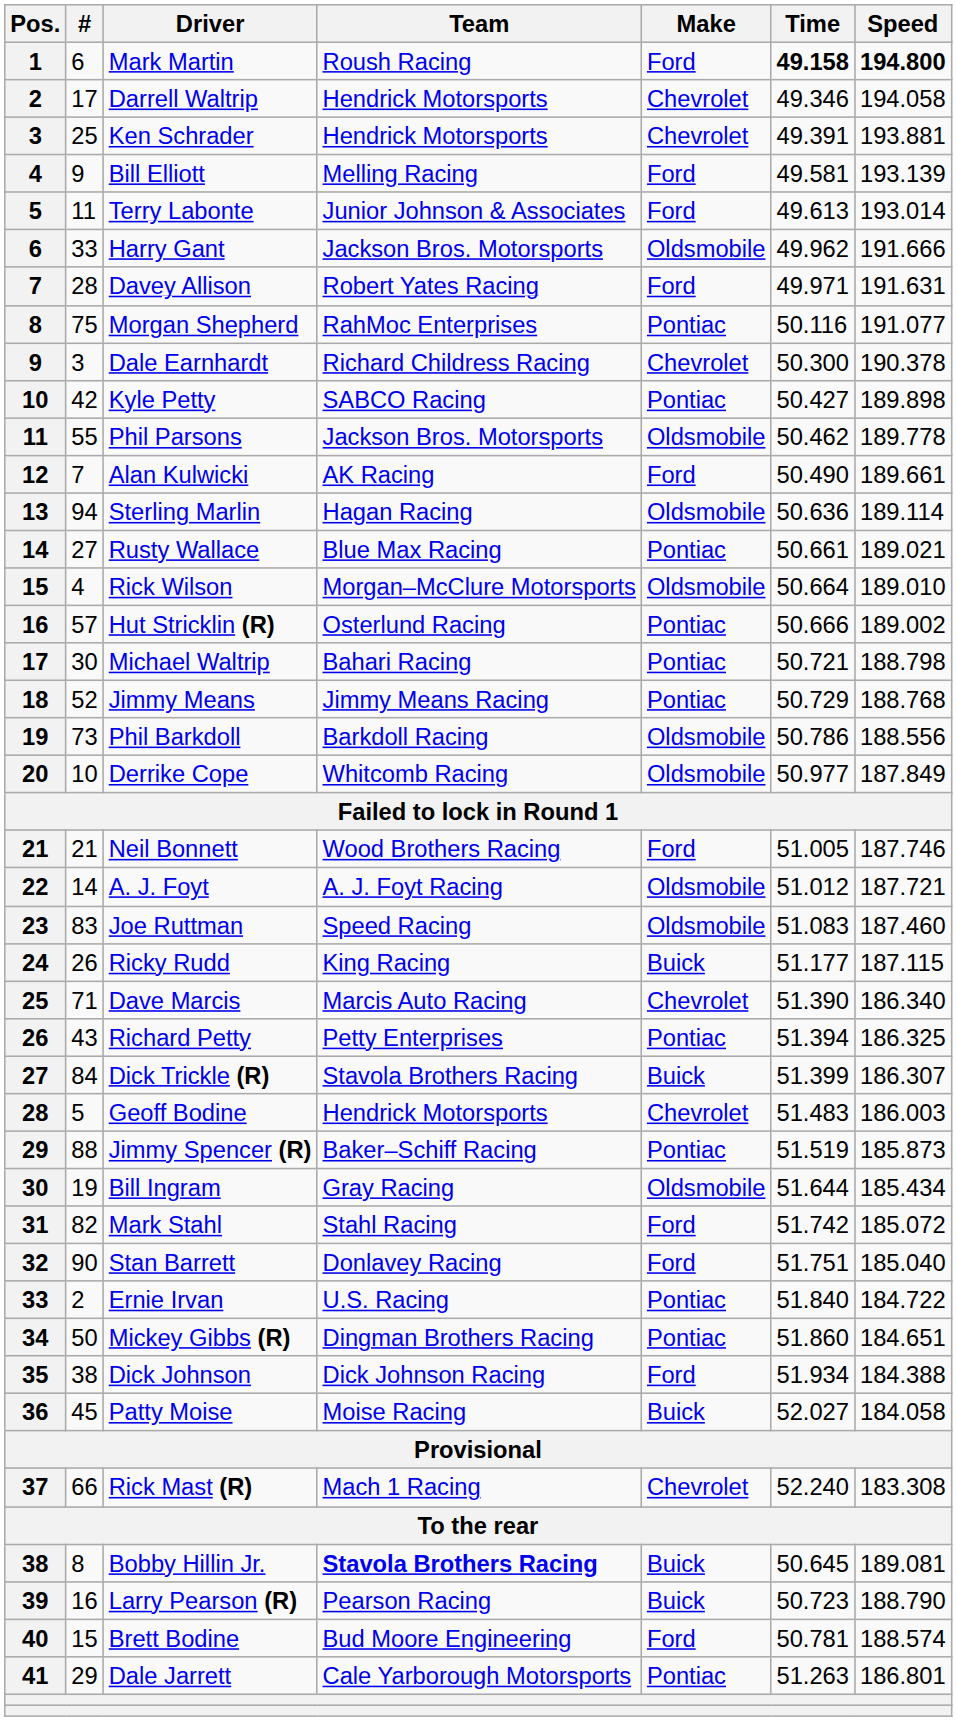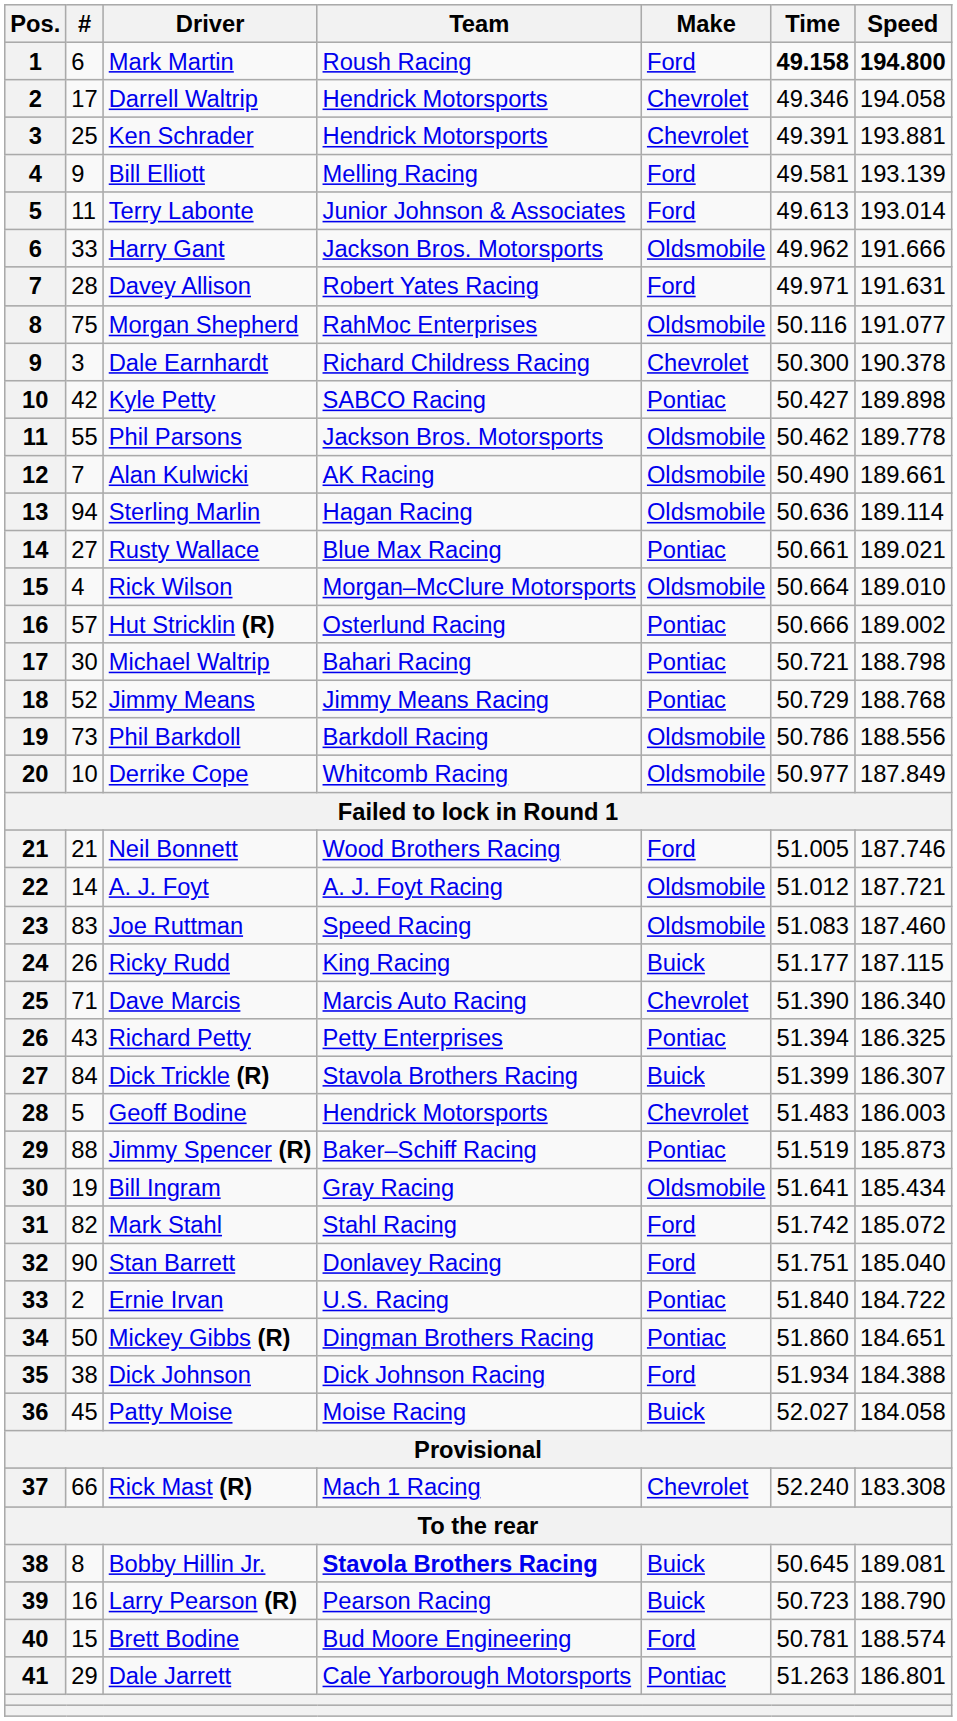(686, 324) Pontiac -> (706, 324) Oldsmobile
(671, 474) Ford -> (706, 474) Oldsmobile
(813, 1187) 51.644 -> (813, 1187) 51.641
